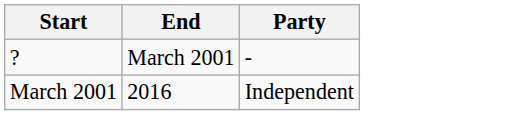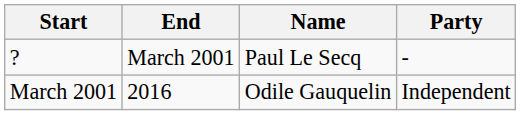+ column: (318, 22)
